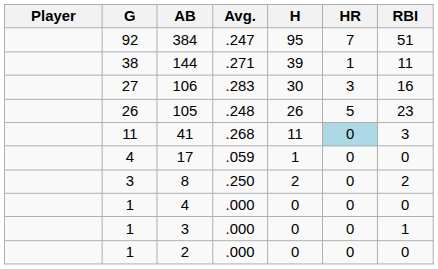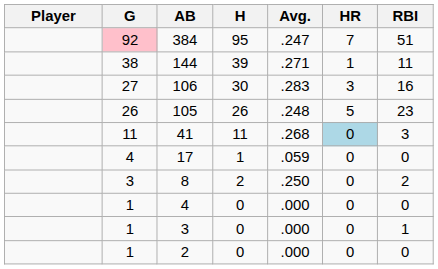columns swapped: (295, 16) <-> (240, 16)
(130, 39) no background -> (130, 39) pink background
